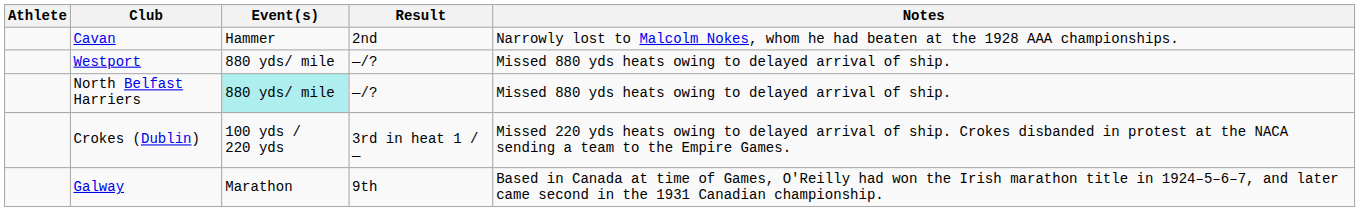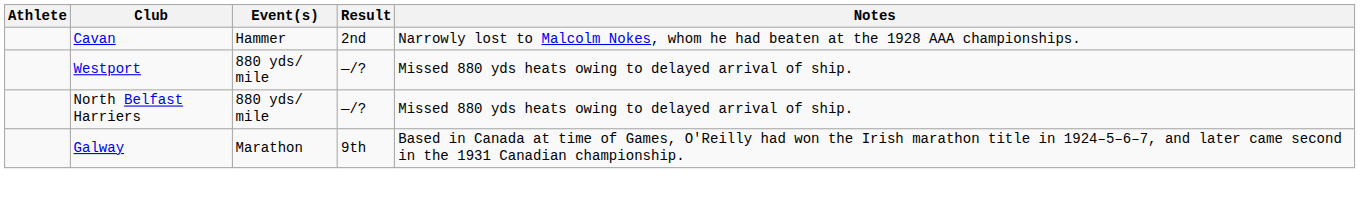(280, 93) paleturquoise background -> (269, 109) no background
- row: (137, 140)
